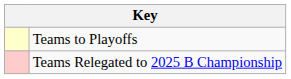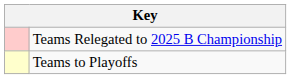rows swapped: (85, 39) <-> (157, 62)
